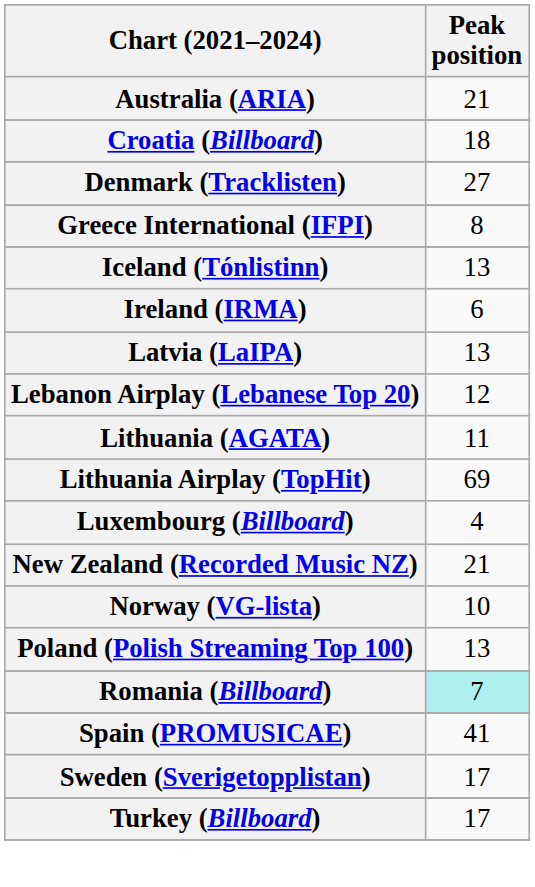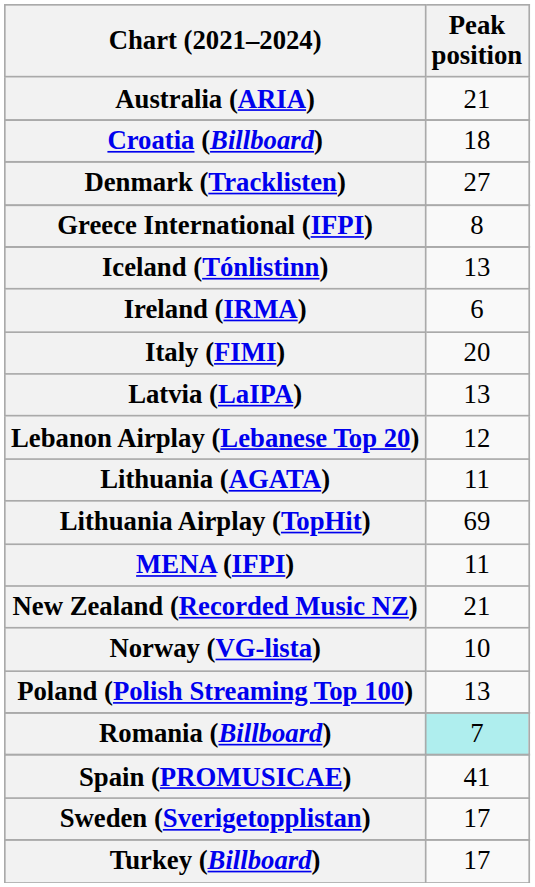+ row: (215, 352)
- row: (215, 521)
+ row: (215, 564)
